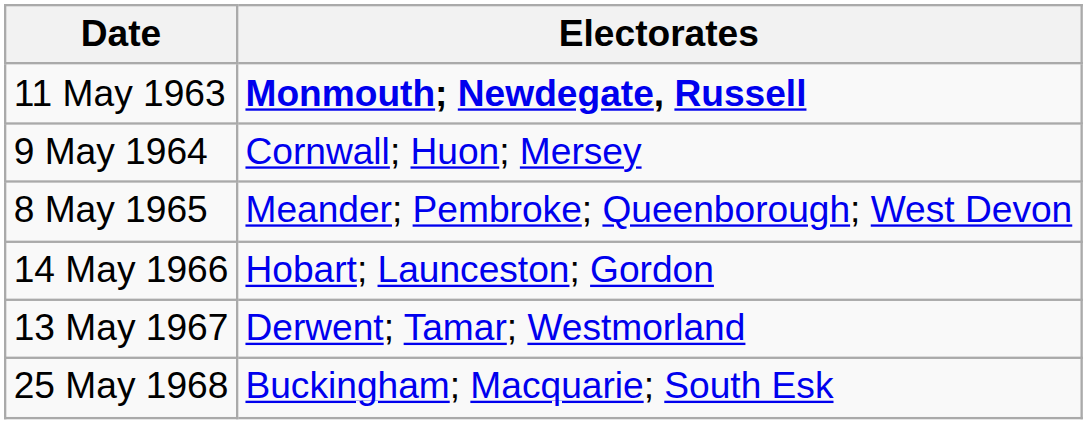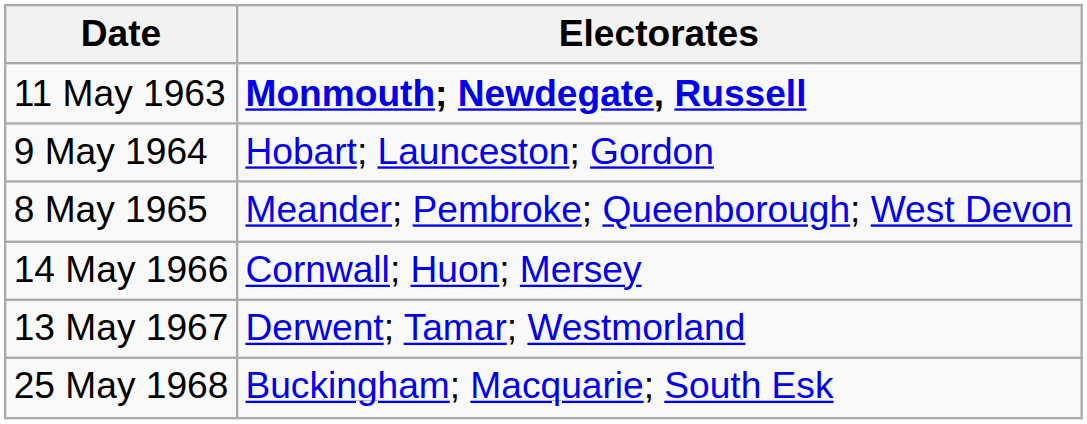(444, 151) Cornwall; Huon; Mersey -> (480, 151) Hobart; Launceston; Gordon
(480, 269) Hobart; Launceston; Gordon -> (444, 269) Cornwall; Huon; Mersey
